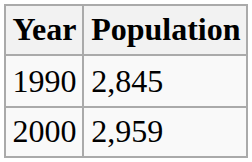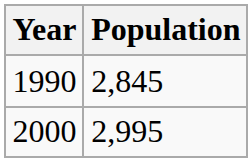(127, 131) 2,959 -> (127, 131) 2,995
